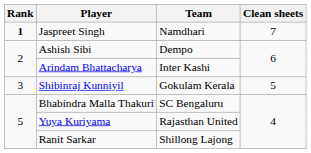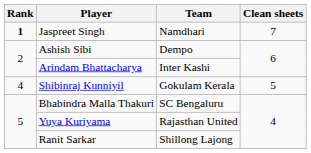(20, 85) 3 -> (20, 85) 4
